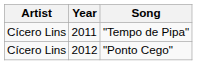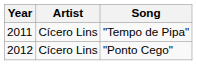columns swapped: (85, 13) <-> (37, 13)
